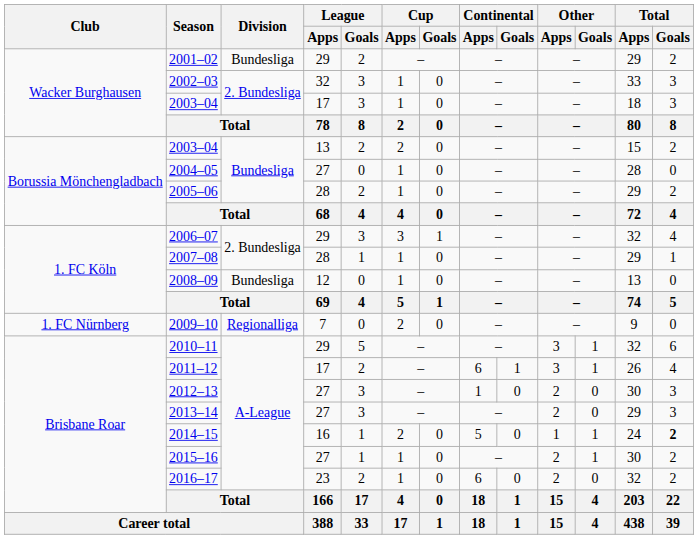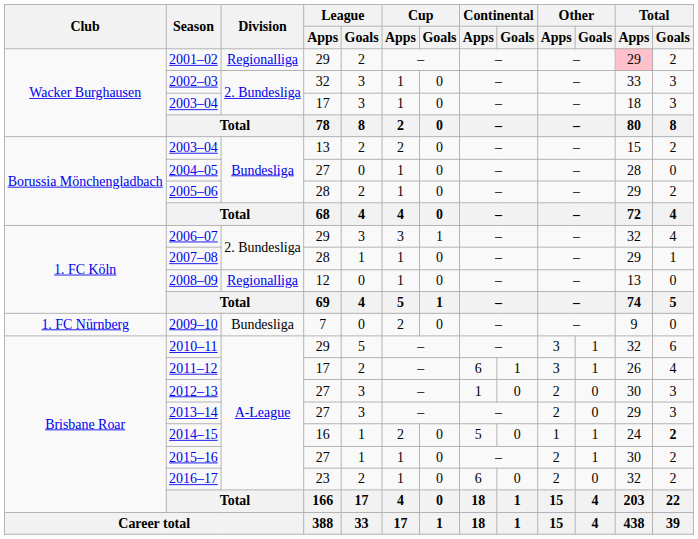(262, 59) Bundesliga -> (262, 59) Regionalliga
(634, 59) no background -> (634, 59) pink background
(262, 280) Bundesliga -> (262, 280) Regionalliga
(262, 324) Regionalliga -> (262, 324) Bundesliga
